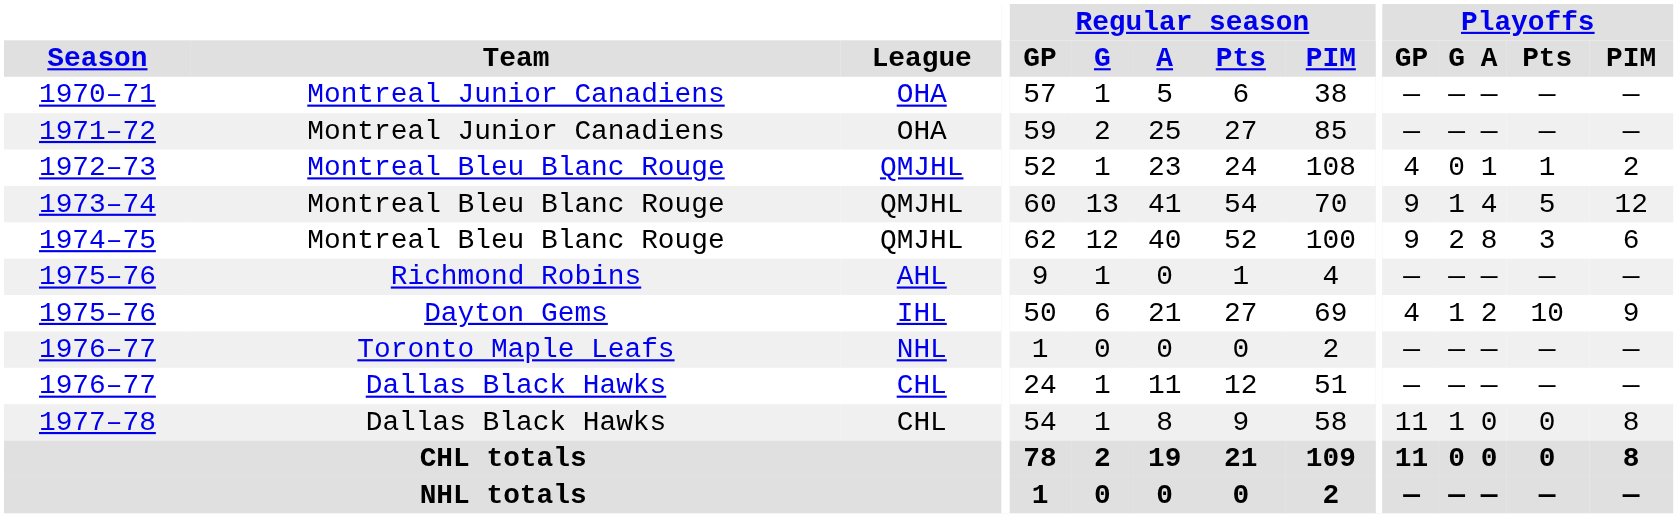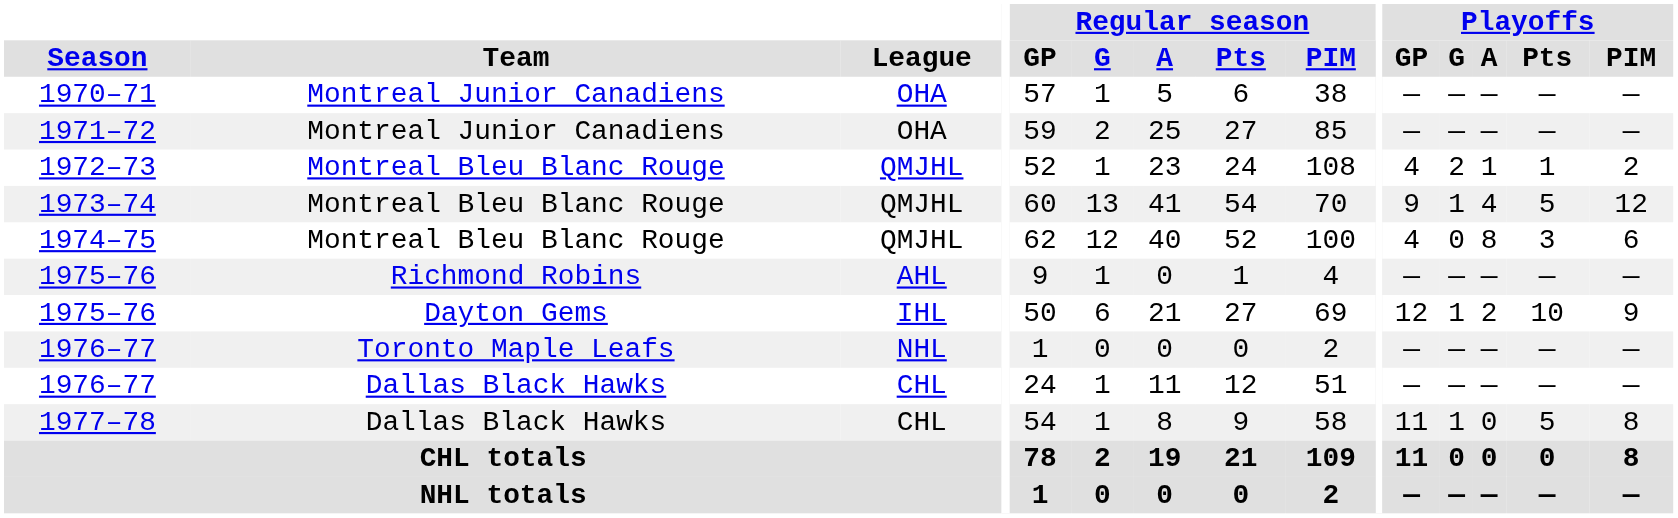(1457, 168) 0 -> (1457, 168) 2
(1411, 240) 9 -> (1411, 240) 4
(1457, 240) 2 -> (1457, 240) 0
(1411, 313) 4 -> (1411, 313) 12
(1547, 422) 0 -> (1547, 422) 5
